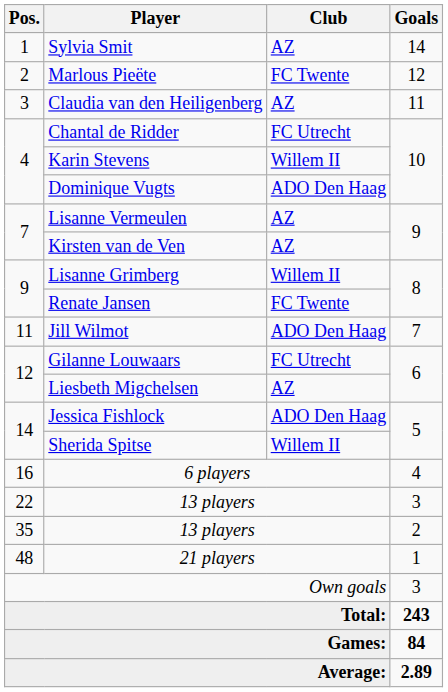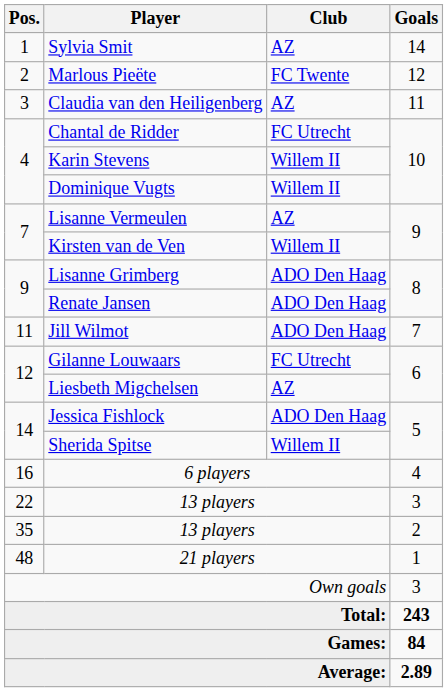(328, 189) ADO Den Haag -> (305, 189) Willem II
(283, 246) AZ -> (305, 246) Willem II
(305, 274) Willem II -> (328, 274) ADO Den Haag
(310, 302) FC Twente -> (328, 302) ADO Den Haag
